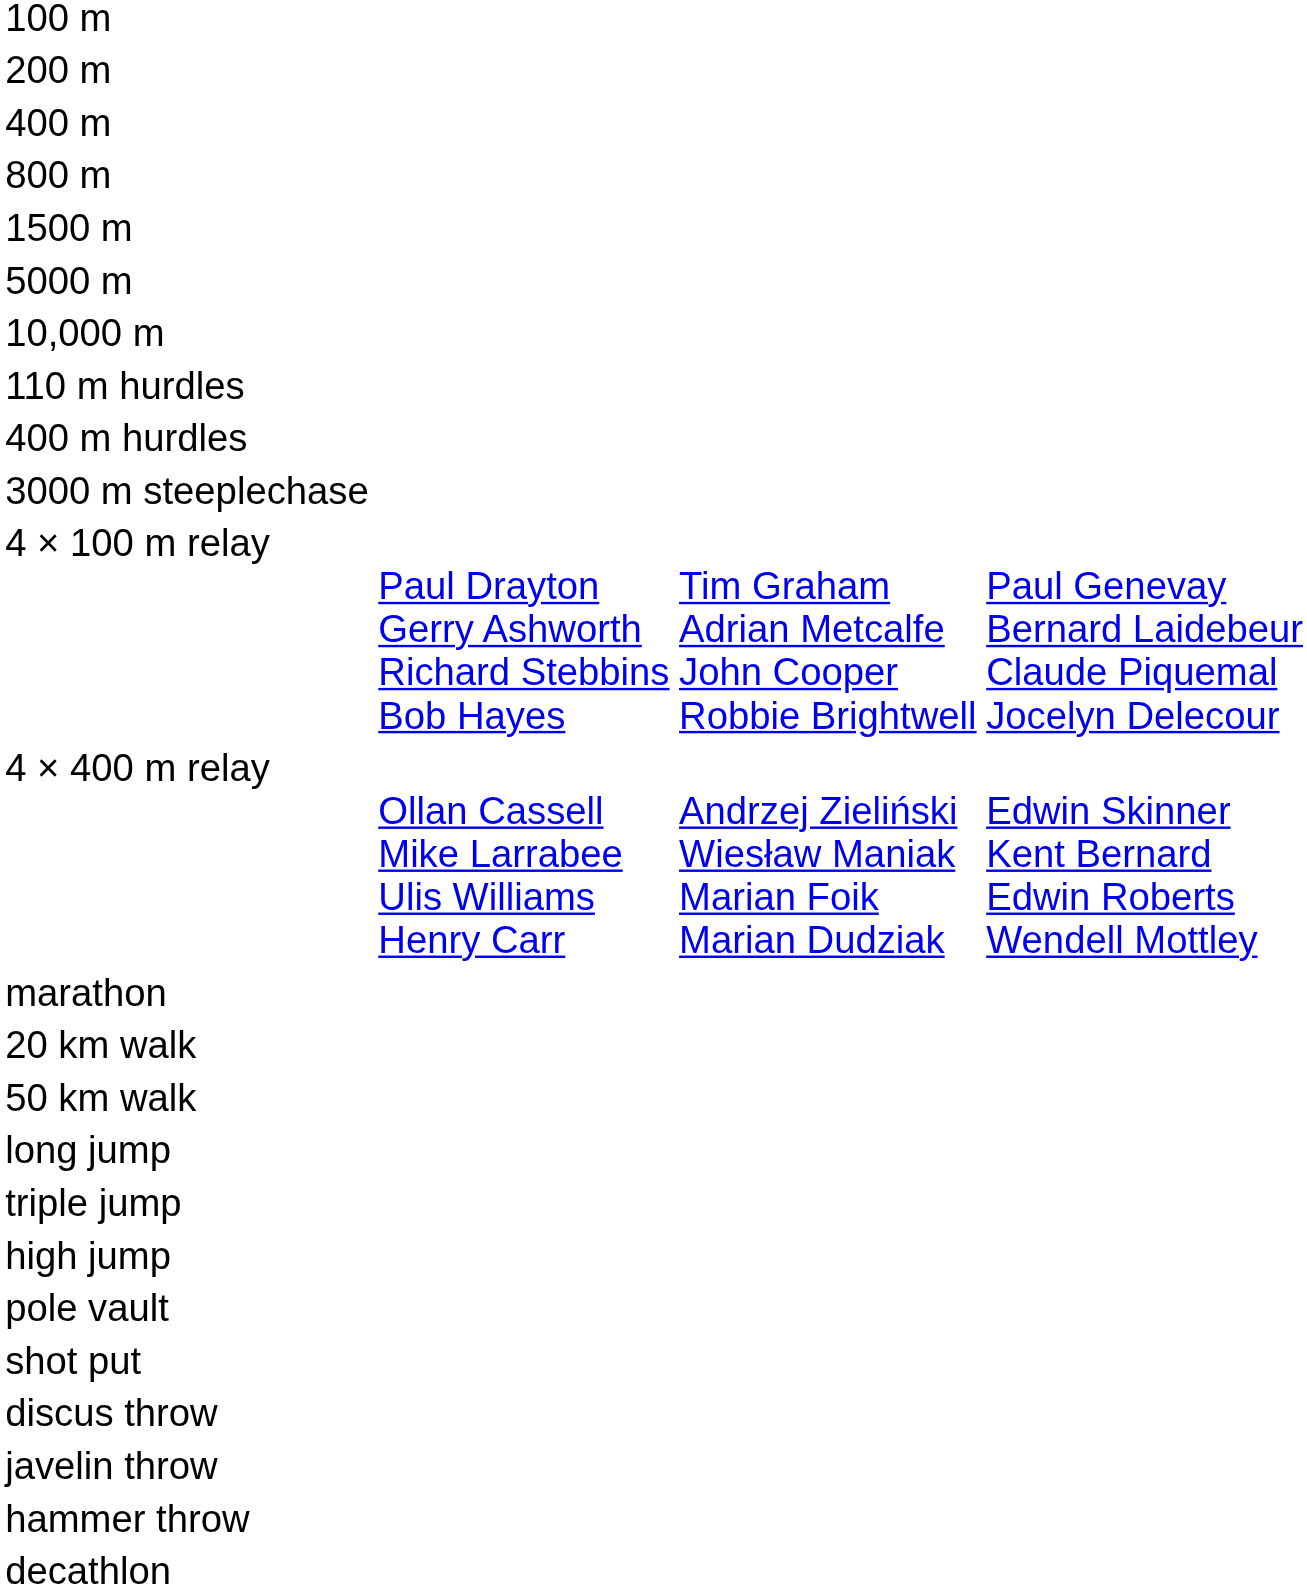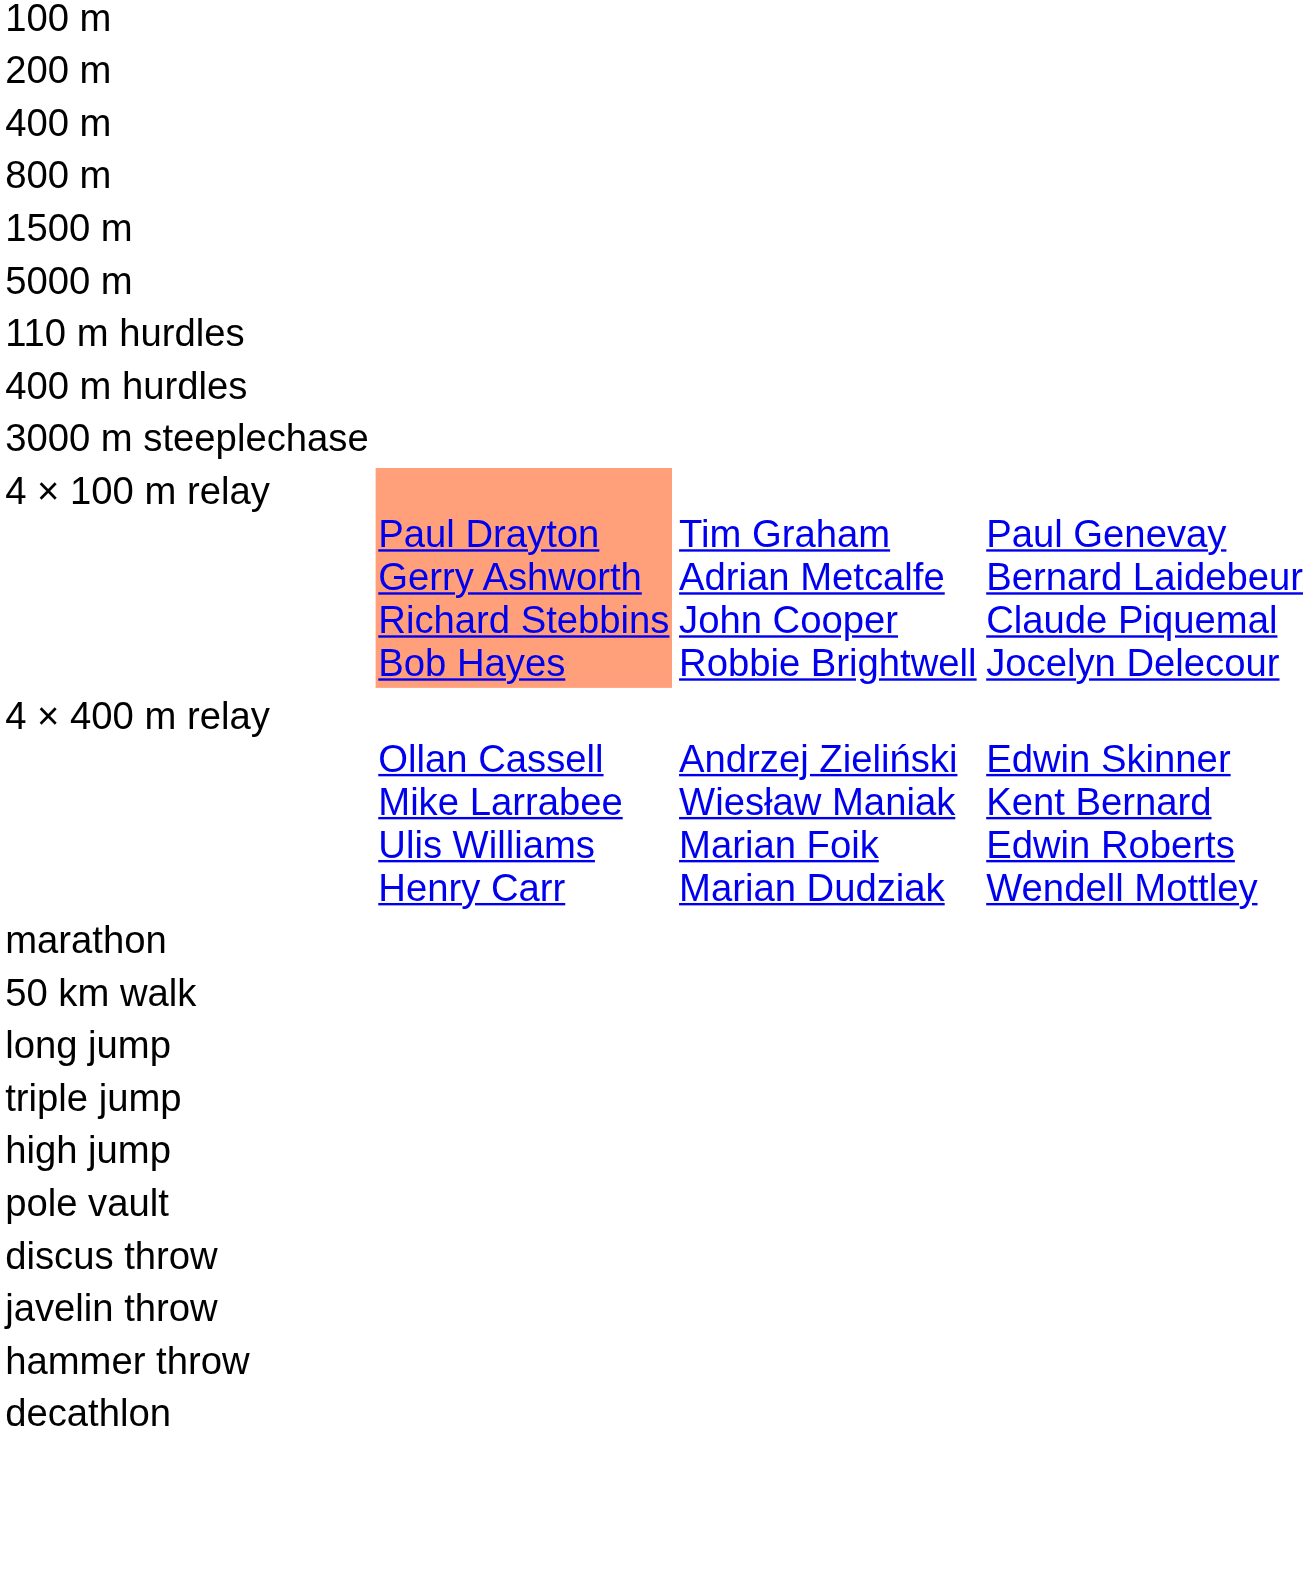- row: (85, 333)
(524, 651) no background -> (524, 598) lightsalmon background
- row: (101, 1045)
- row: (73, 1361)
